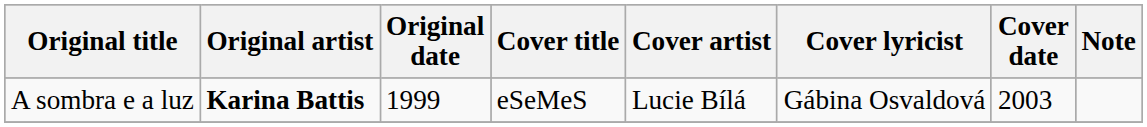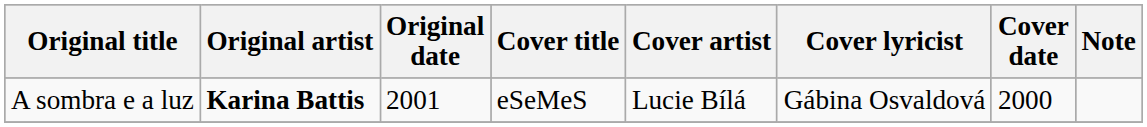(413, 99) 1999 -> (413, 99) 2001
(1025, 99) 2003 -> (1025, 99) 2000
